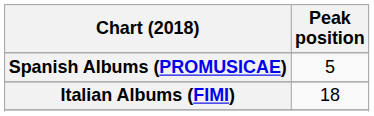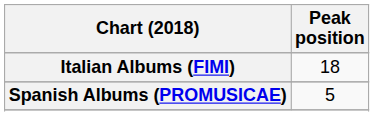rows swapped: (148, 95) <-> (148, 67)
